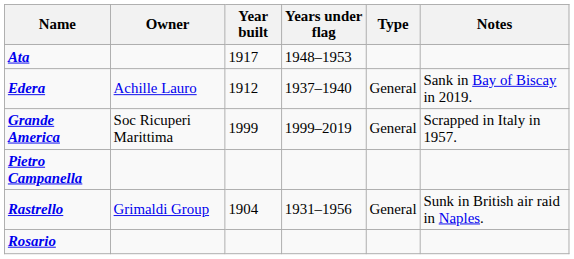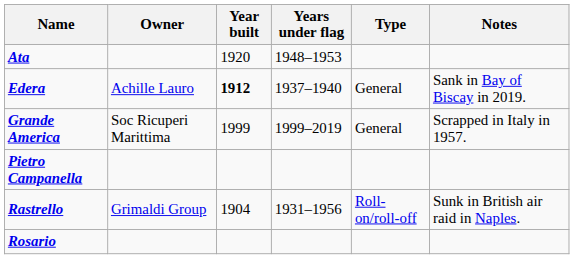(243, 56) 1917 -> (235, 56) 1920
(243, 88) normal -> (235, 88) bold
(393, 209) General -> (386, 209) Roll-on/roll-off
